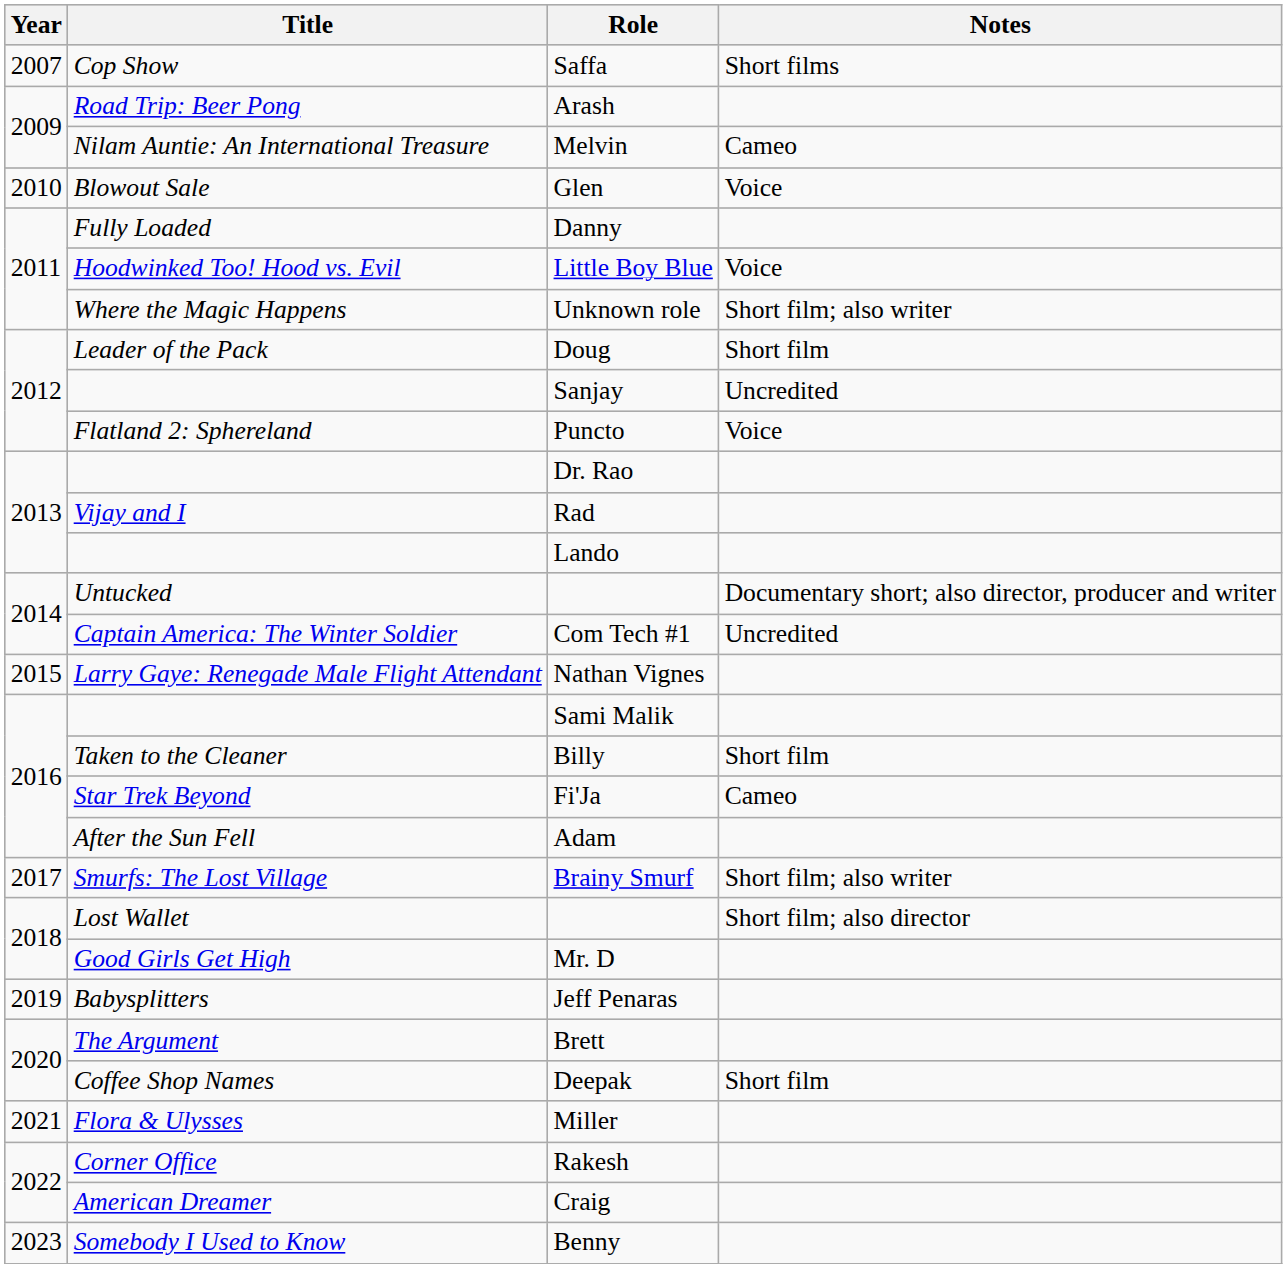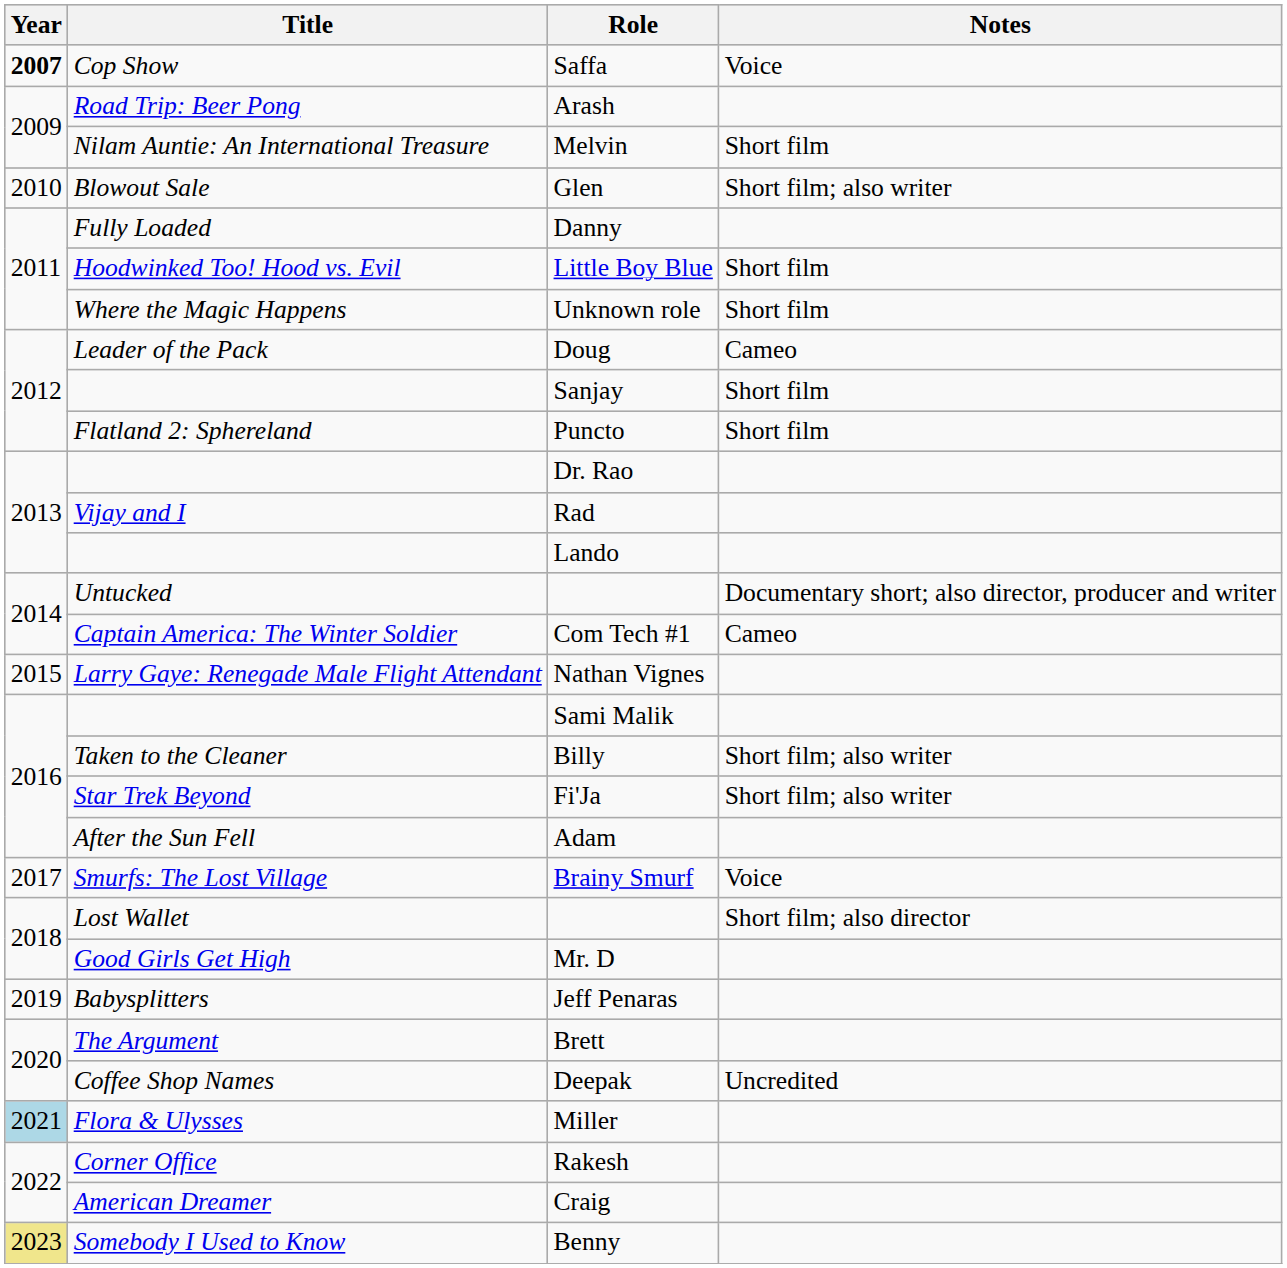(36, 65) normal -> (36, 65) bold
(782, 65) Short films -> (754, 65) Voice
(761, 146) Cameo -> (777, 146) Short film
(754, 187) Voice -> (838, 187) Short film; also writer
(754, 268) Voice -> (777, 268) Short film
(838, 308) Short film; also writer -> (777, 308) Short film
(777, 349) Short film -> (761, 349) Cameo
(781, 390) Uncredited -> (777, 390) Short film
(754, 430) Voice -> (777, 430) Short film
(781, 633) Uncredited -> (761, 633) Cameo
(777, 755) Short film -> (838, 755) Short film; also writer
(761, 796) Cameo -> (838, 796) Short film; also writer
(838, 877) Short film; also writer -> (754, 877) Voice
(777, 1080) Short film -> (781, 1080) Uncredited
(36, 1120) no background -> (36, 1120) lightblue background
(36, 1242) no background -> (36, 1242) khaki background
